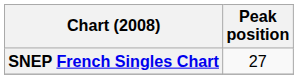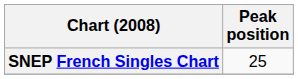(258, 61) 27 -> (258, 61) 25
